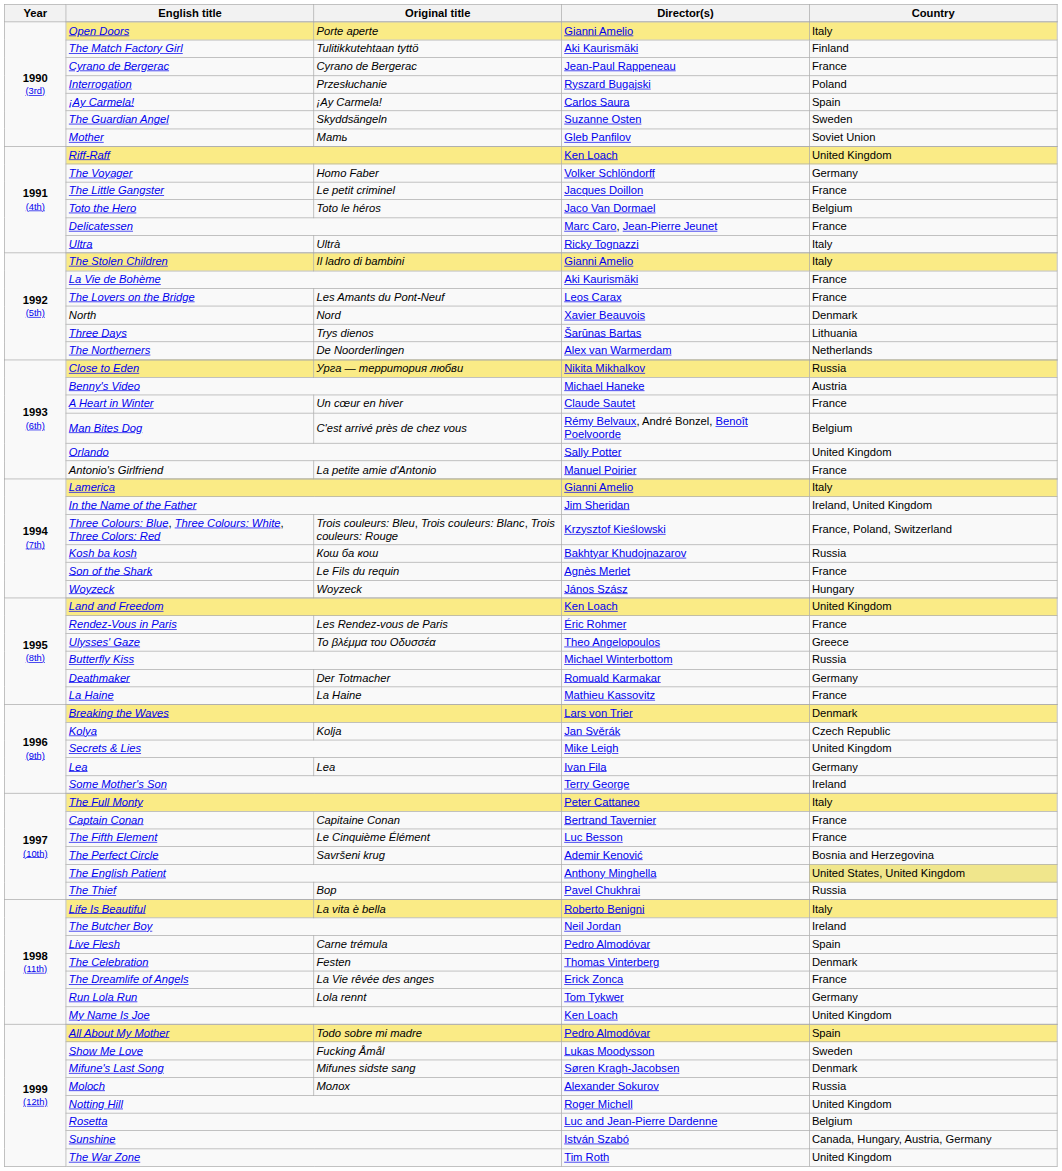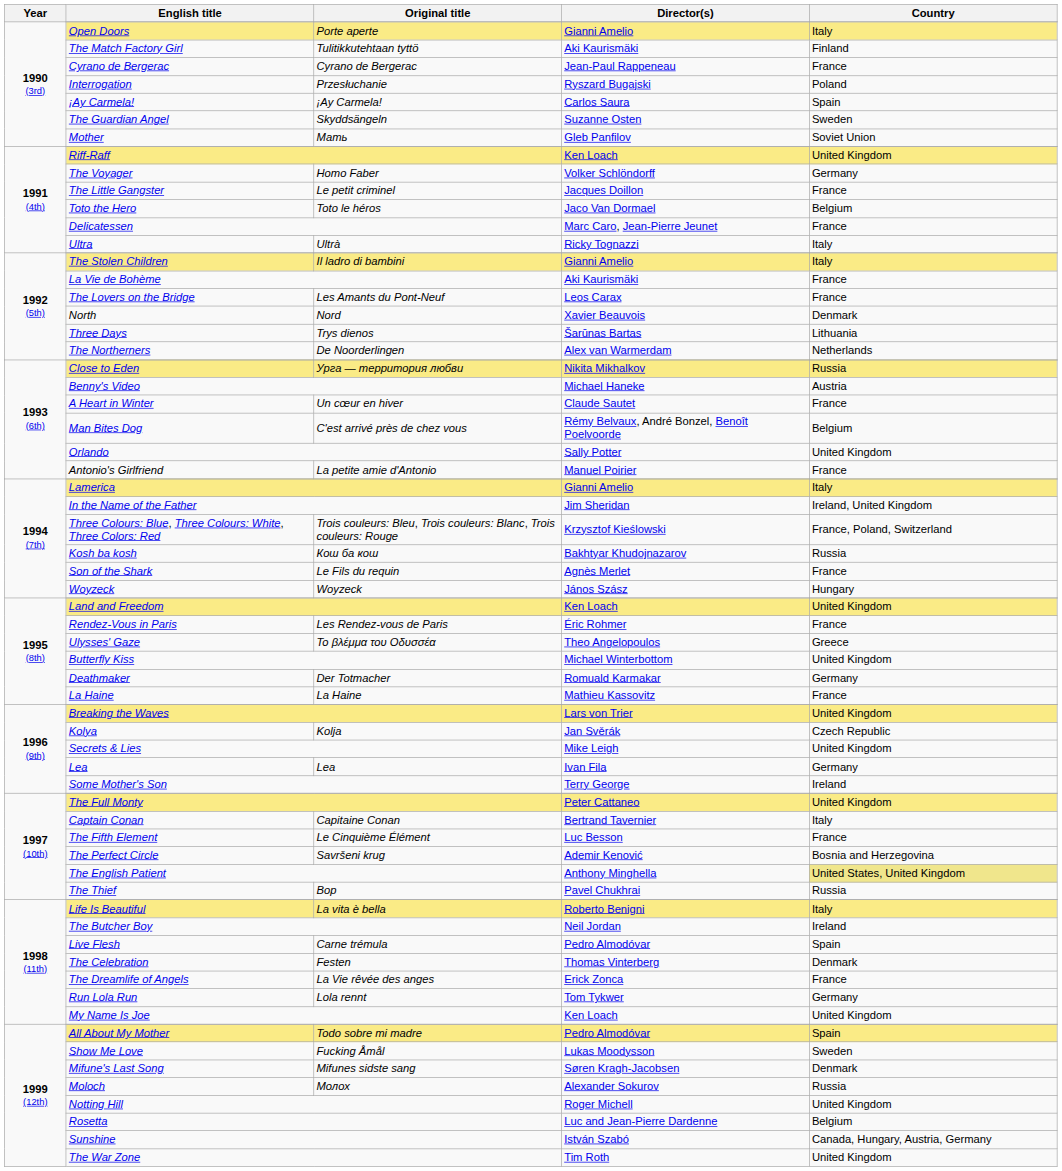(829, 660) Russia -> (852, 660) United Kingdom
(835, 713) Denmark -> (852, 713) United Kingdom
(822, 802) Italy -> (852, 802) United Kingdom
(829, 820) France -> (822, 820) Italy
